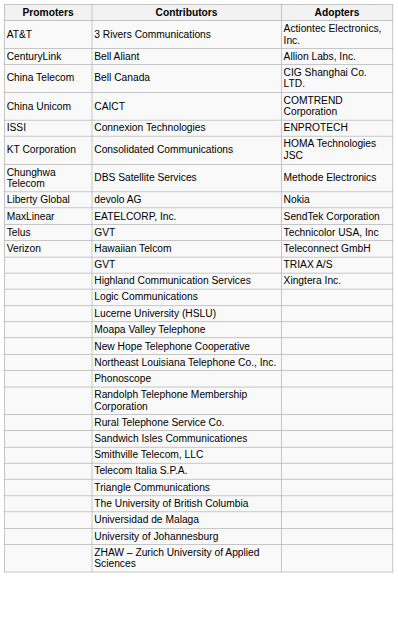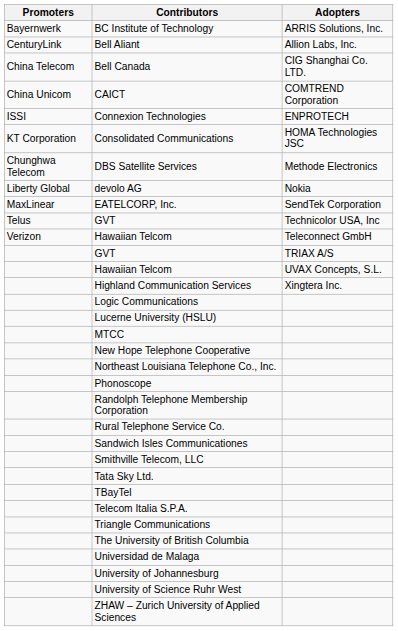- row: (153, 34)
+ row: (154, 28)
+ row: (133, 269)
- row: (150, 330)
+ row: (109, 334)
+ row: (124, 476)
+ row: (113, 492)
+ row: (168, 589)
